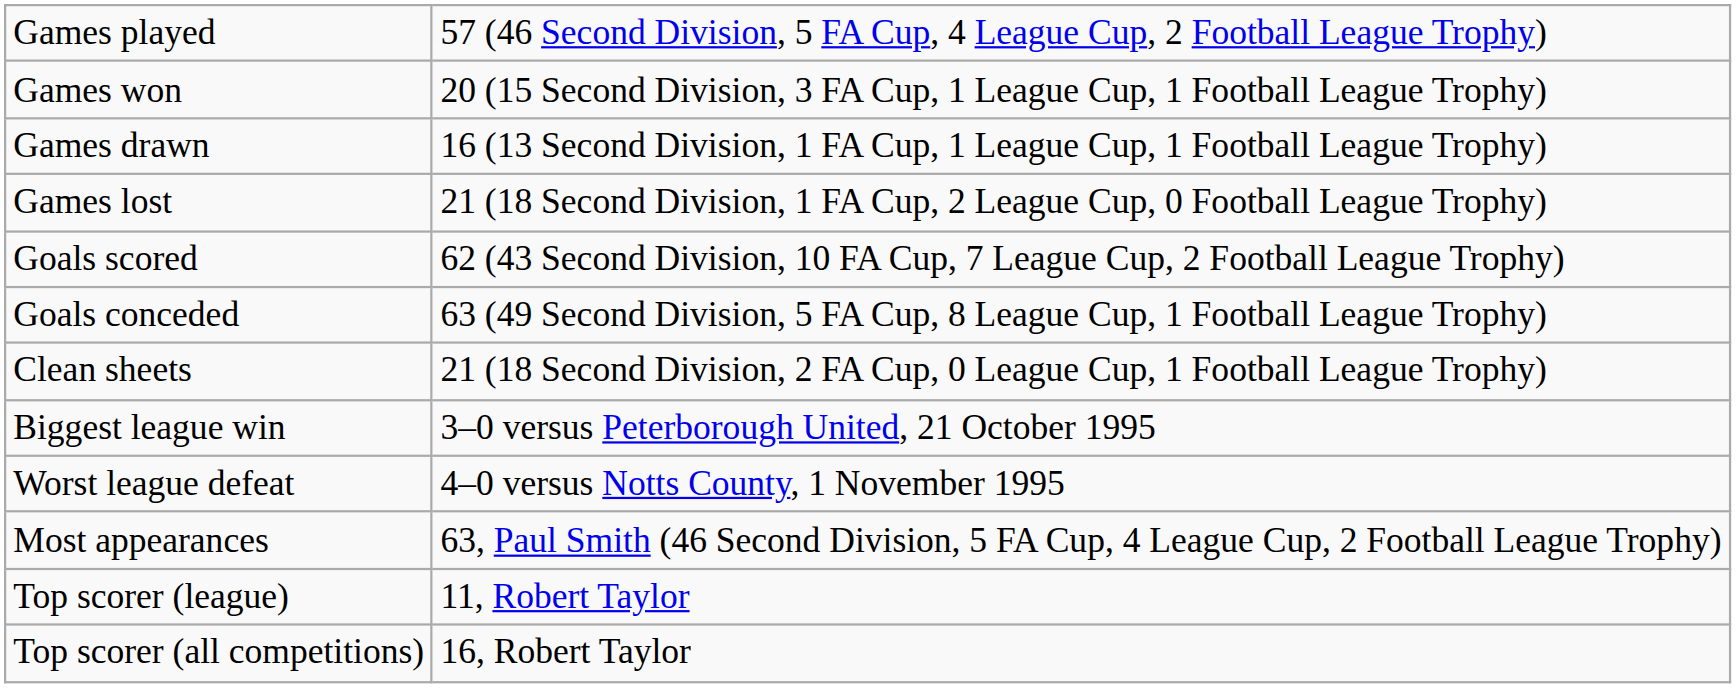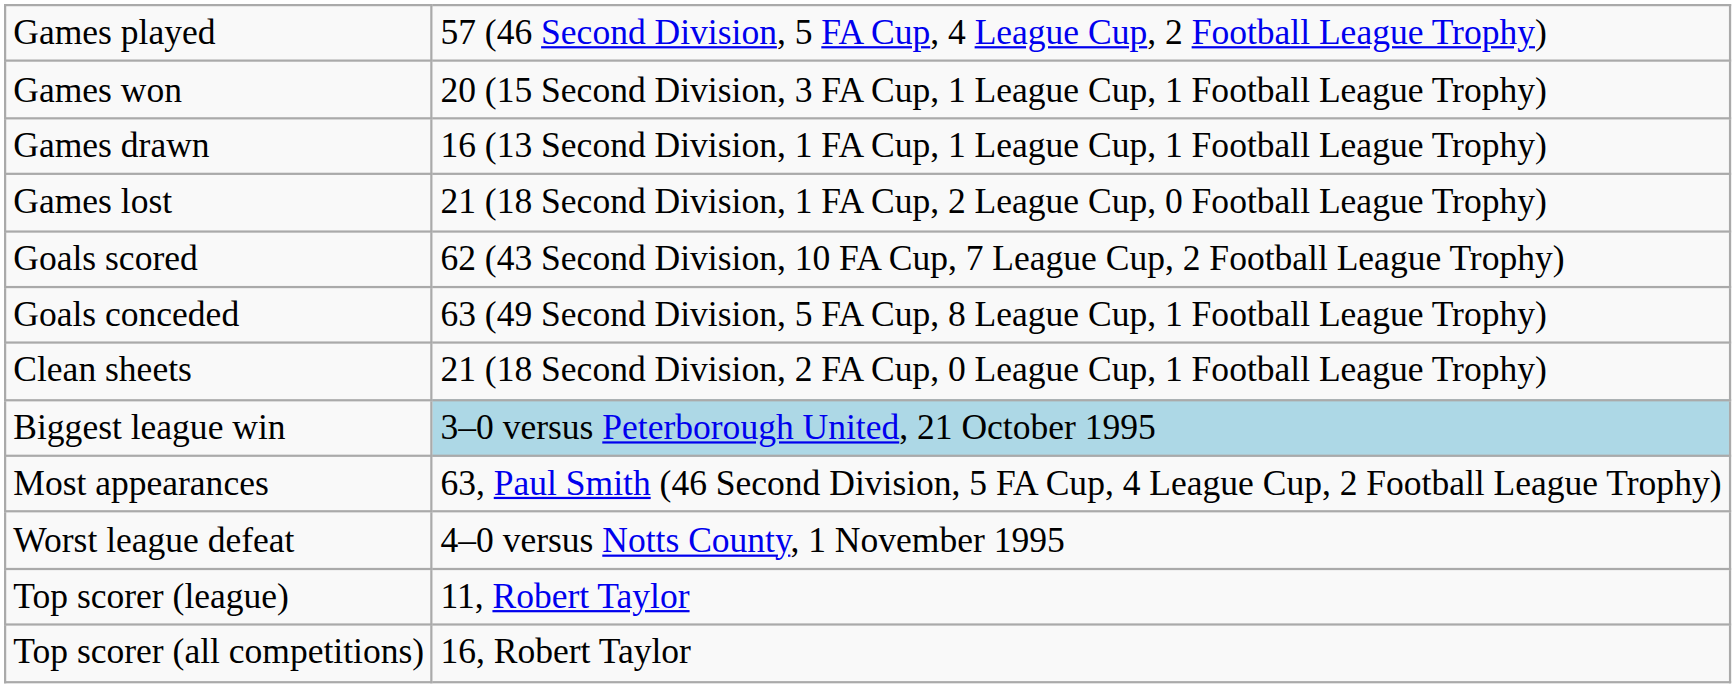(798, 426) no background -> (798, 426) lightblue background
rows swapped: (154, 483) <-> (141, 539)
